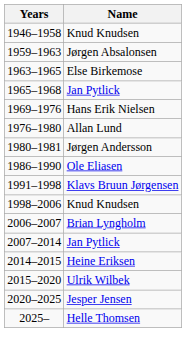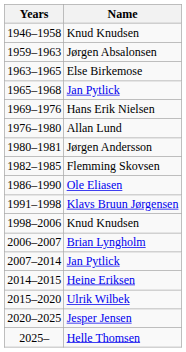+ row: (34, 166)
